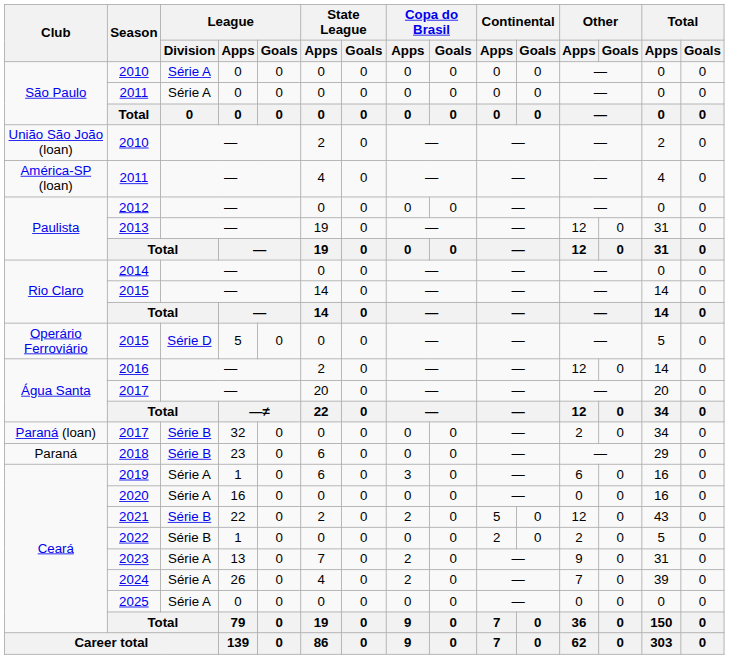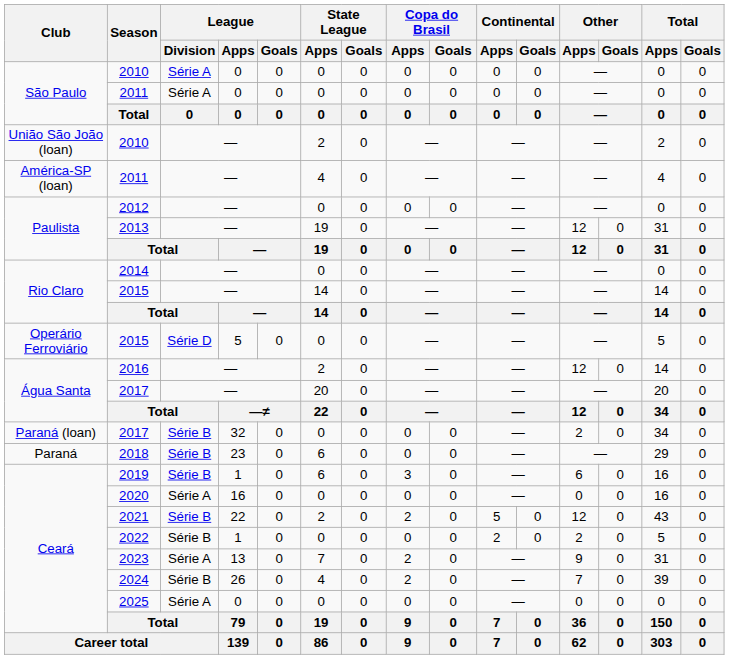(189, 474) Série A -> (189, 474) Série B
(189, 580) Série A -> (189, 580) Série B
